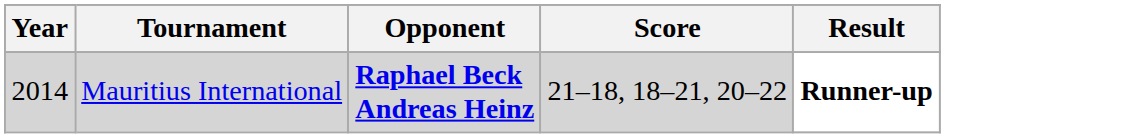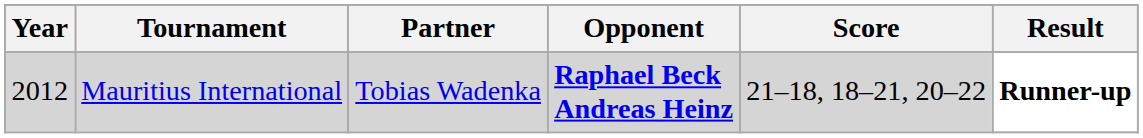+ column: (448, 28)
(40, 91) 2014 -> (40, 91) 2012
